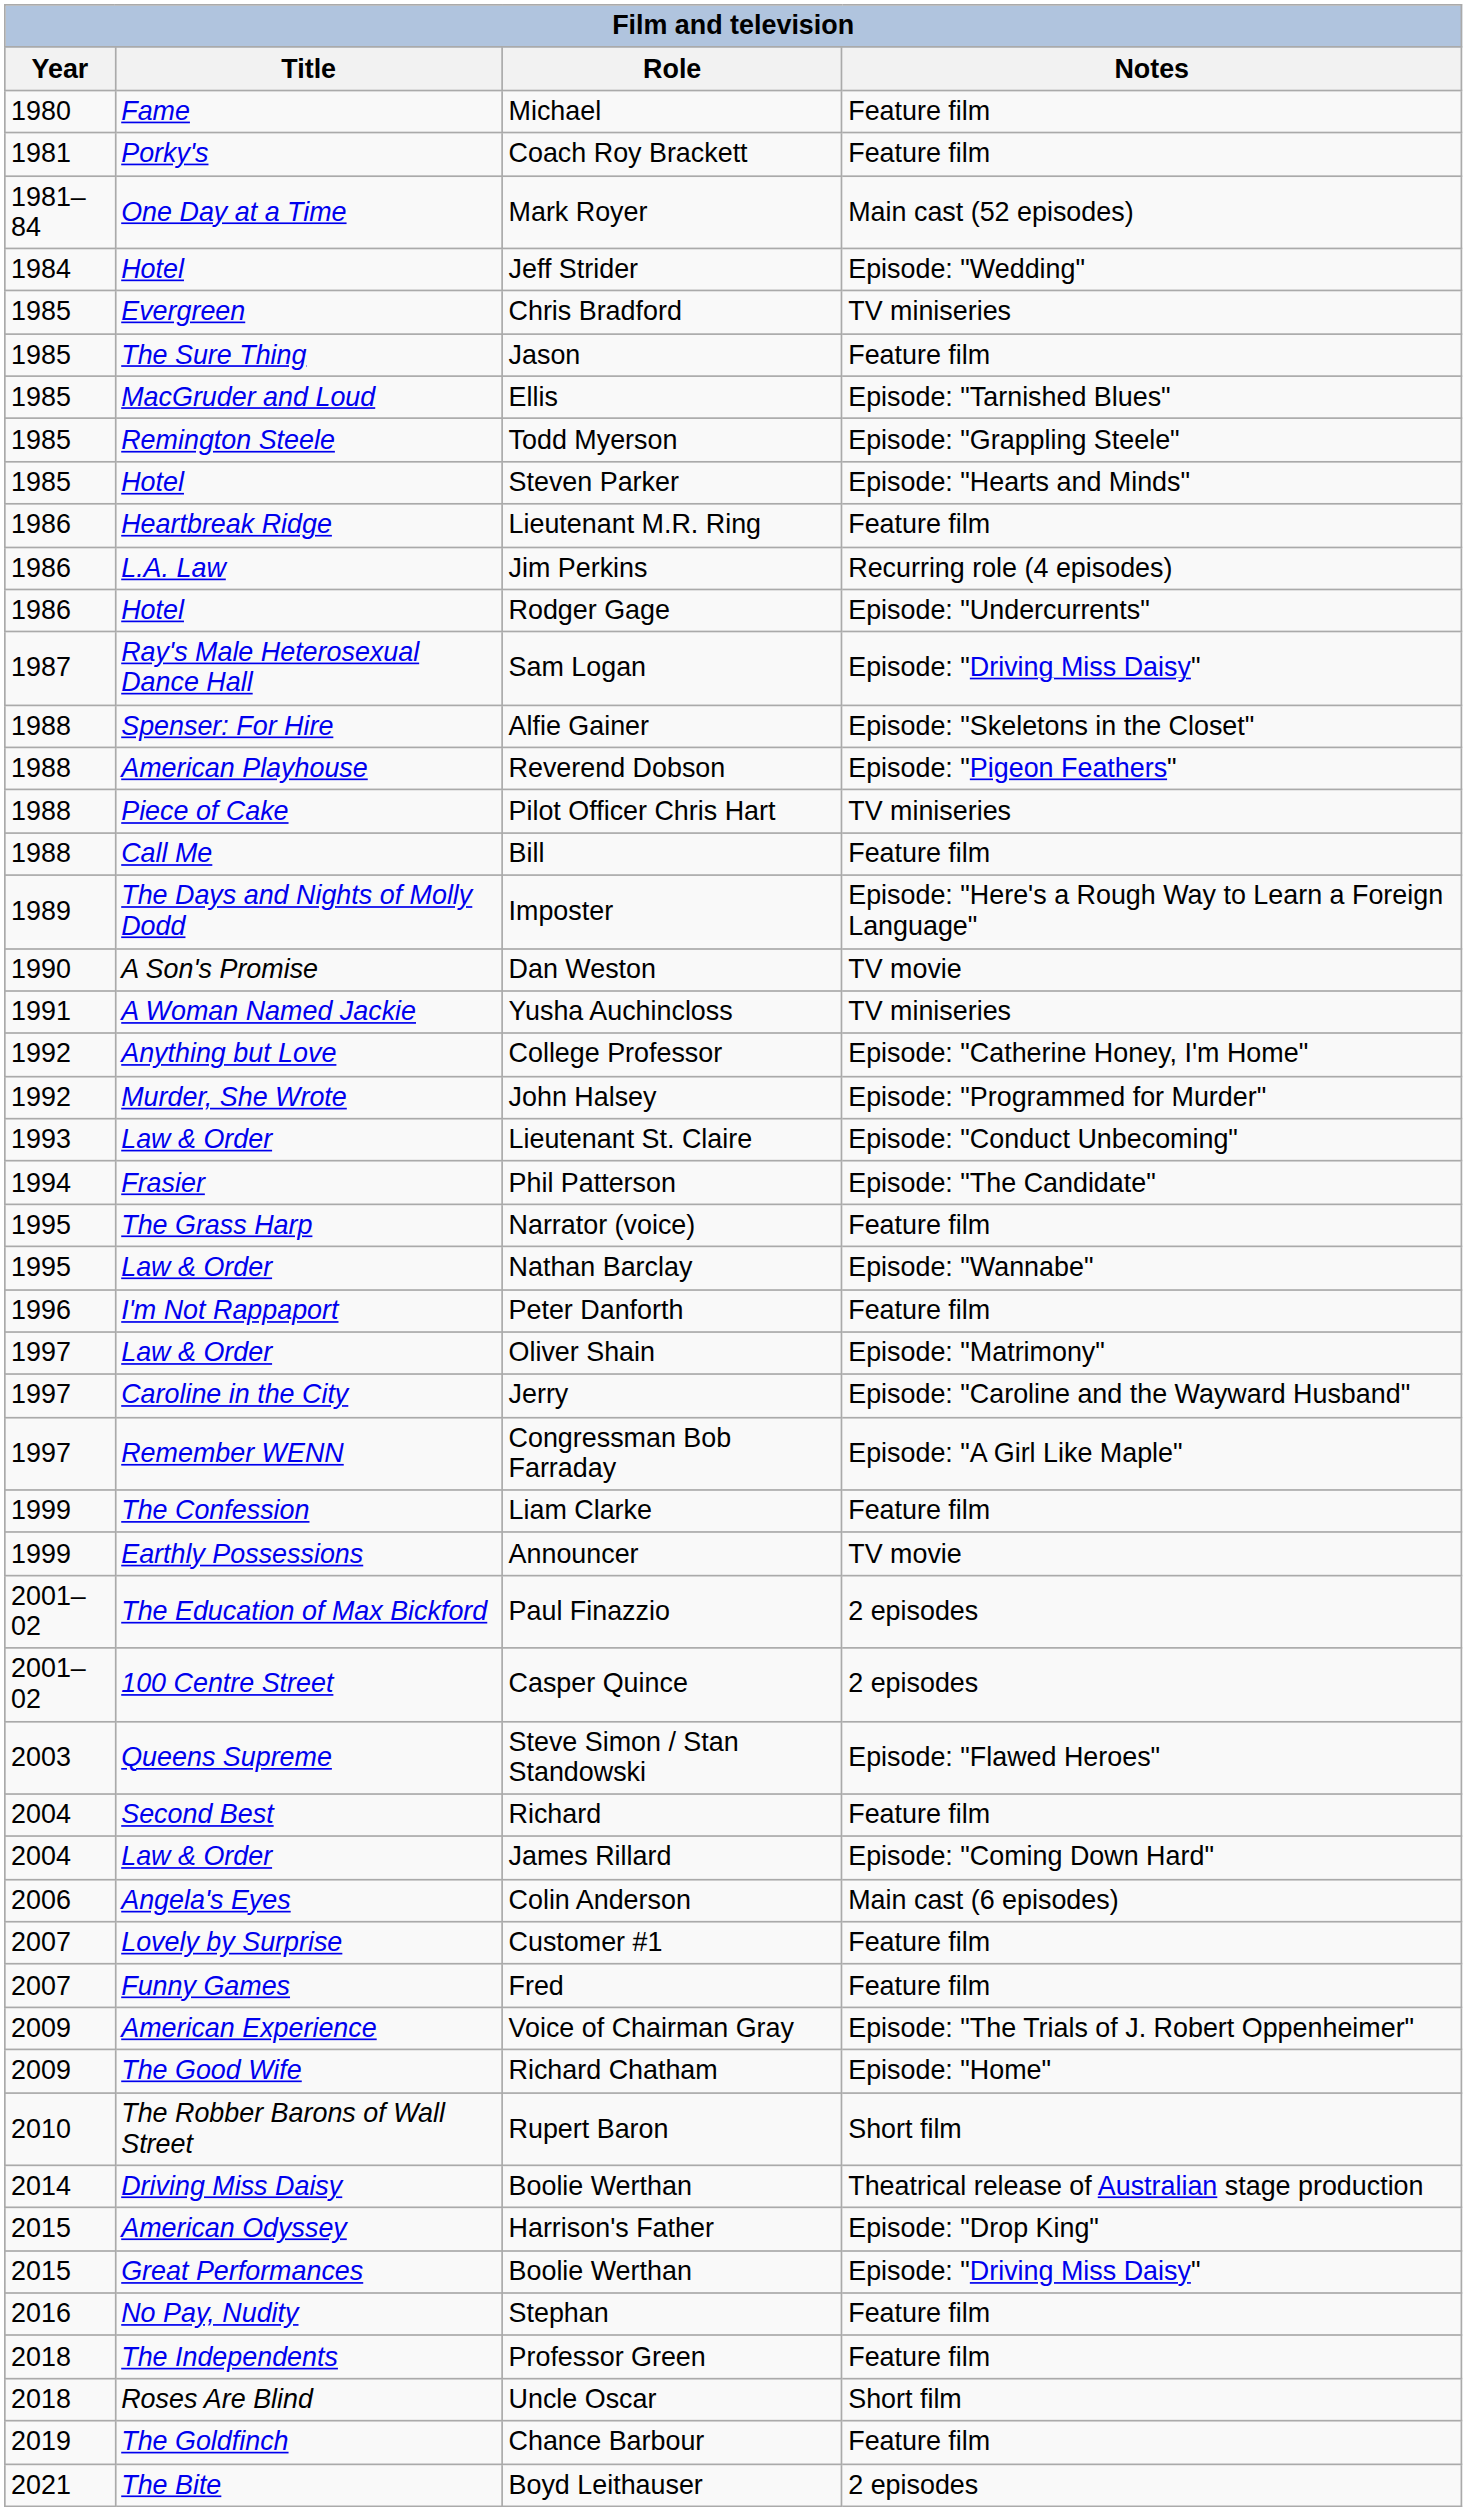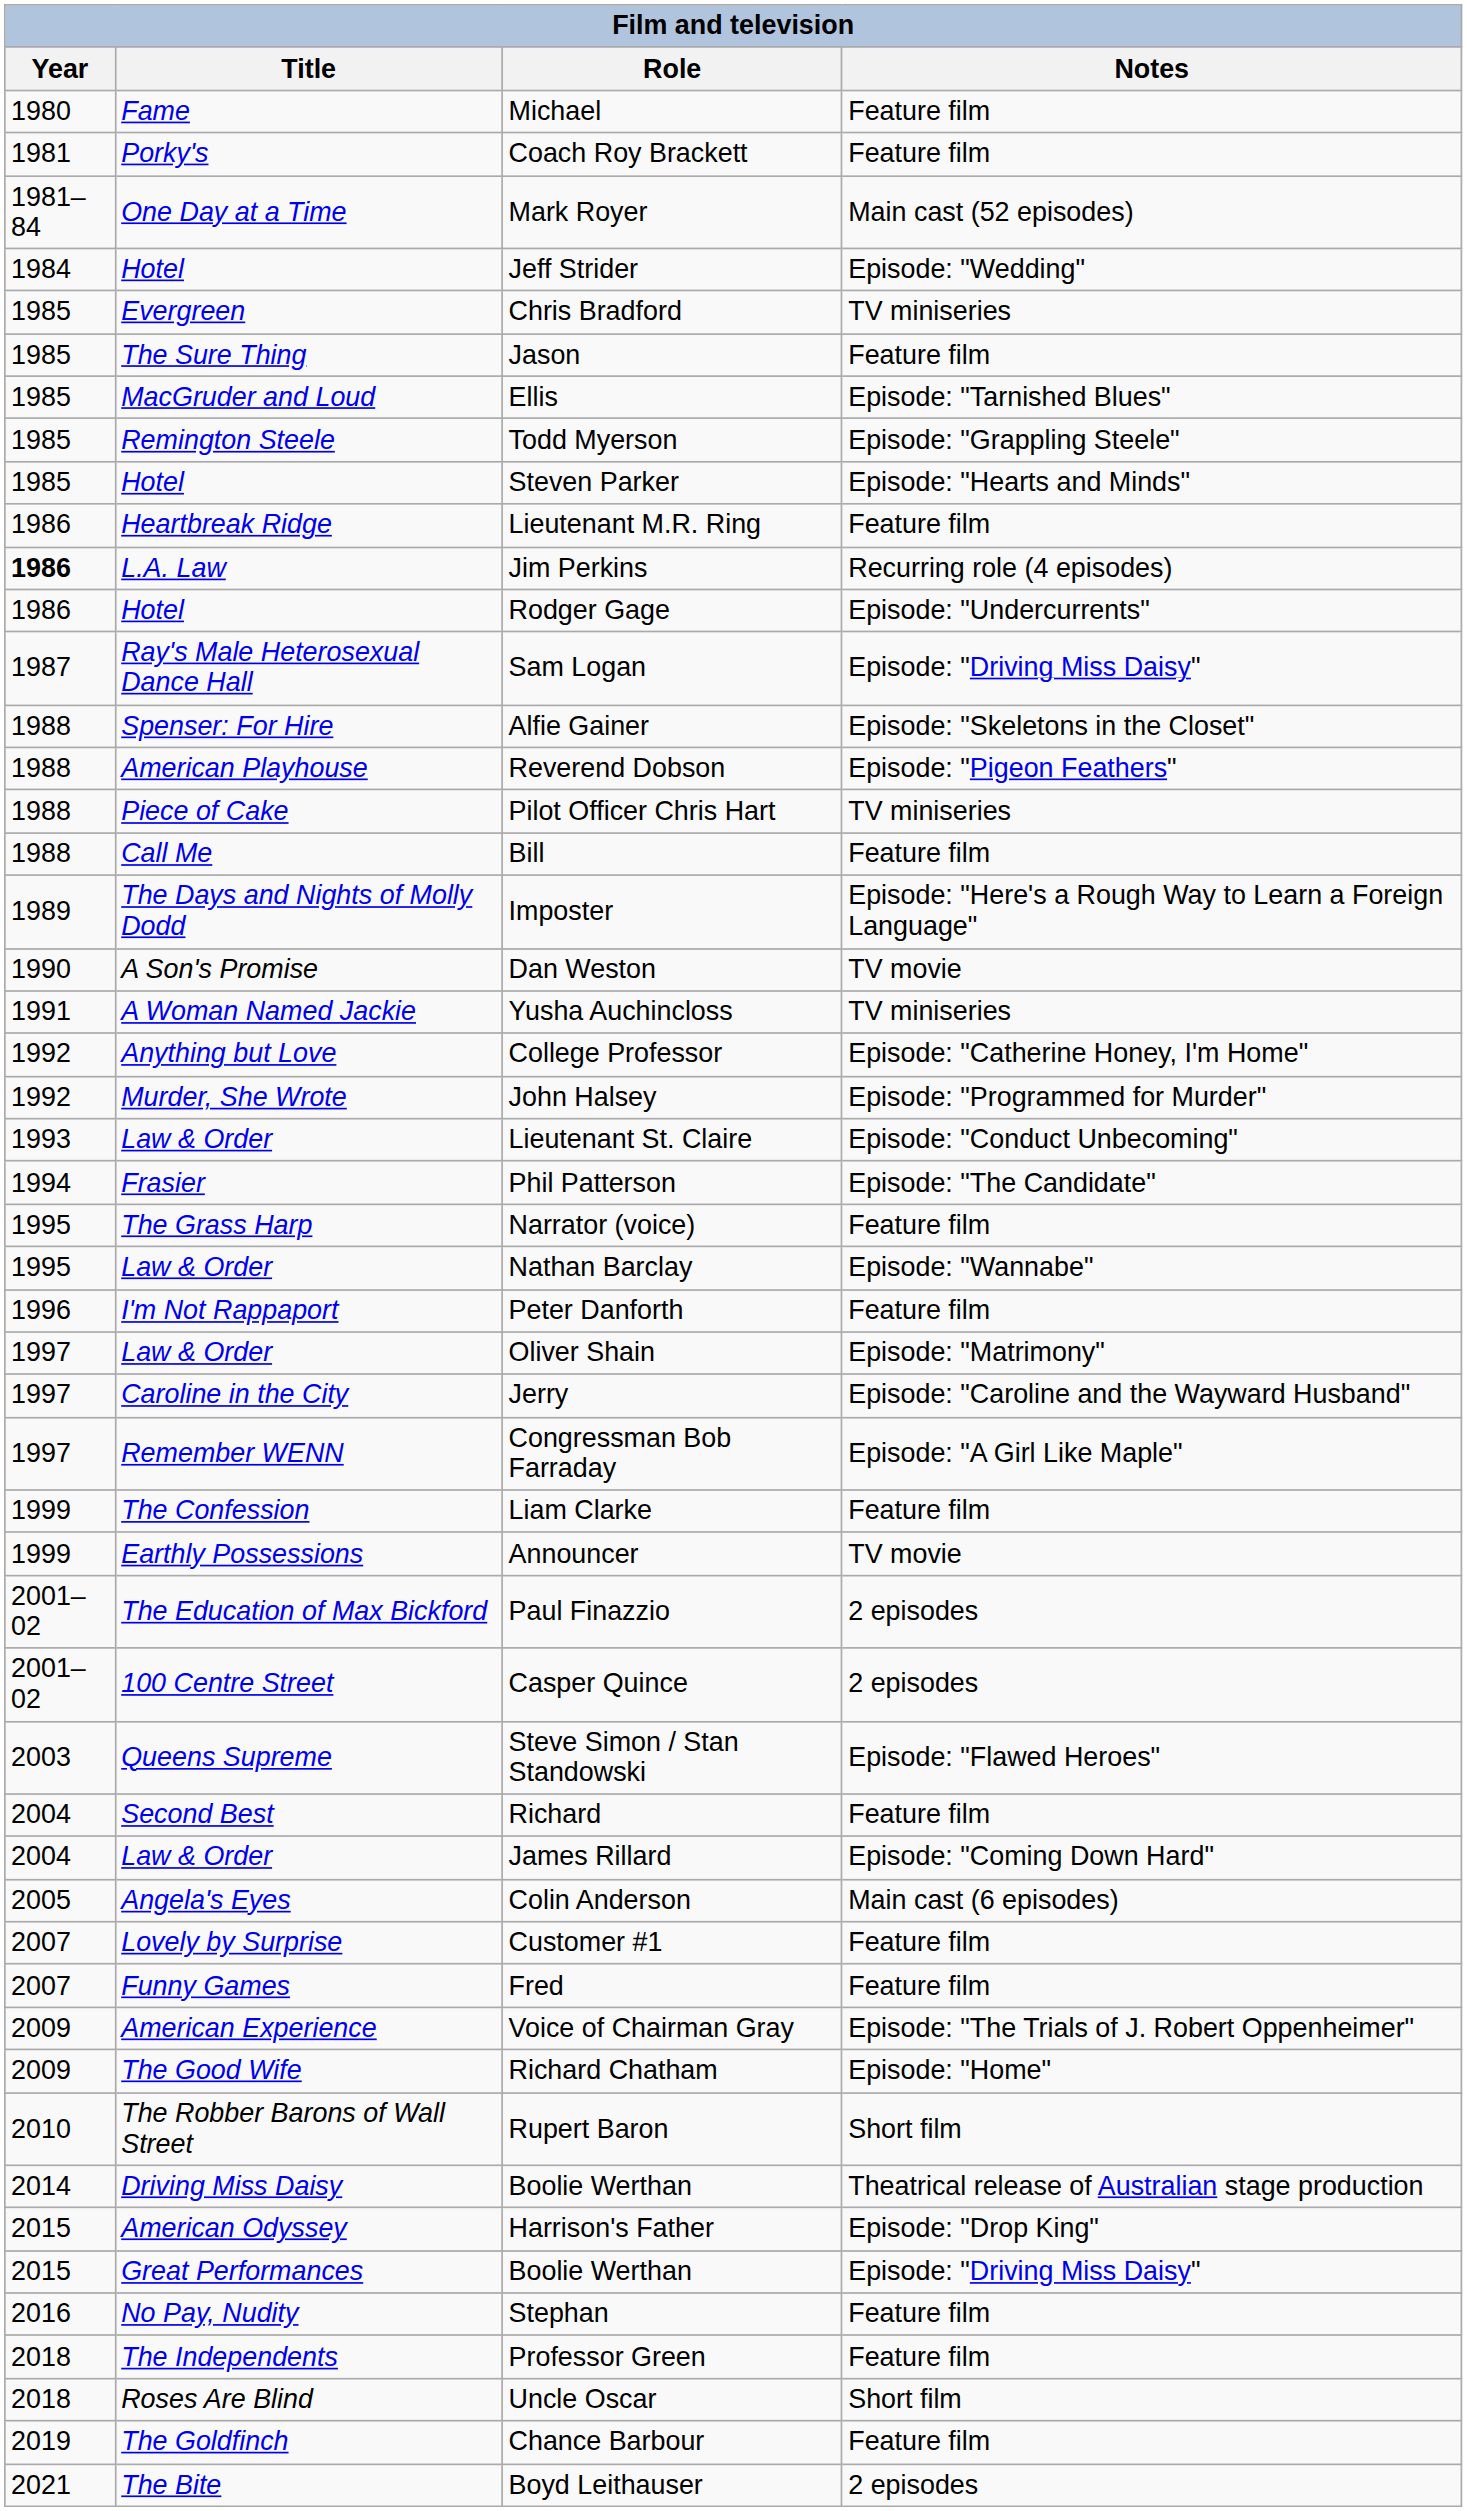(41, 567) normal -> (41, 567) bold
(41, 1900) 2006 -> (41, 1900) 2005
